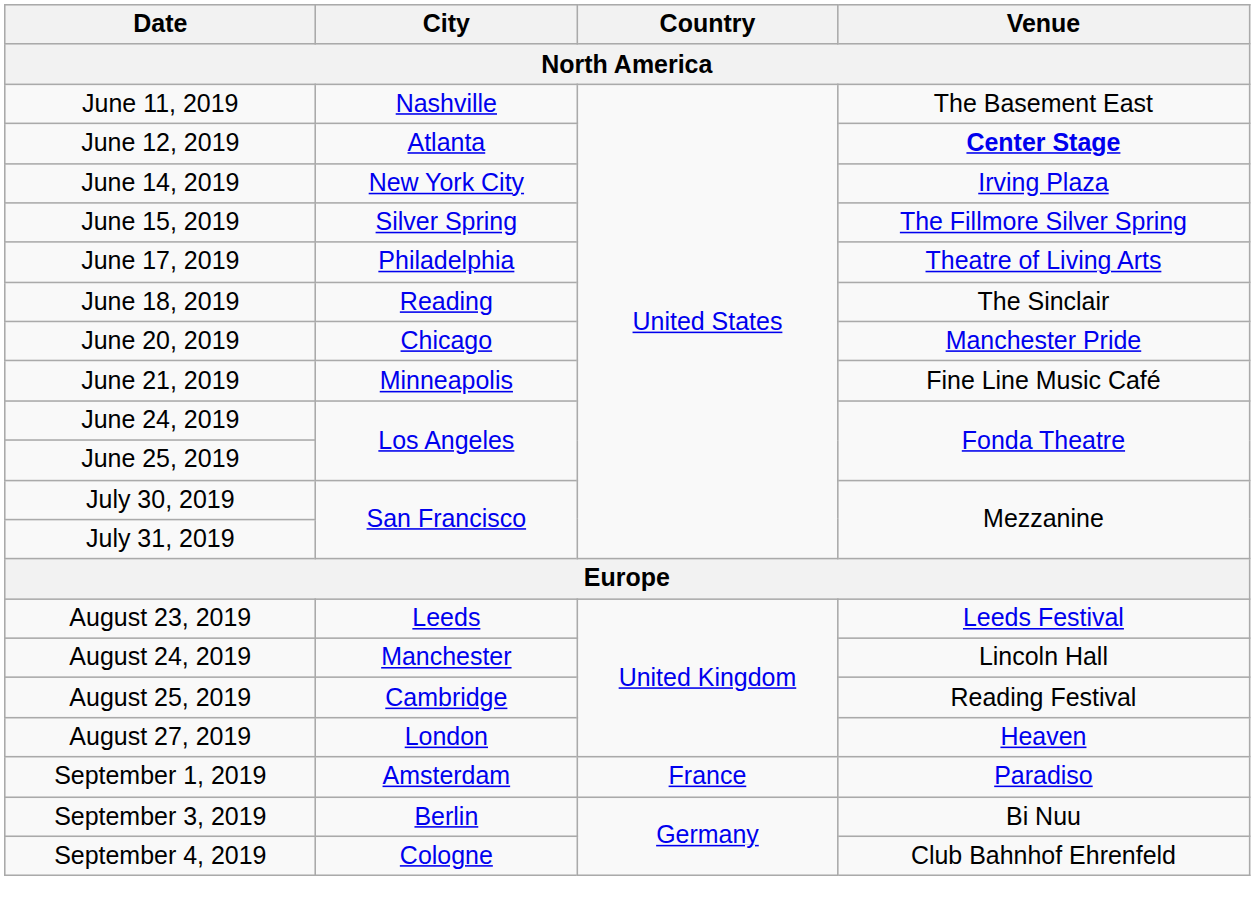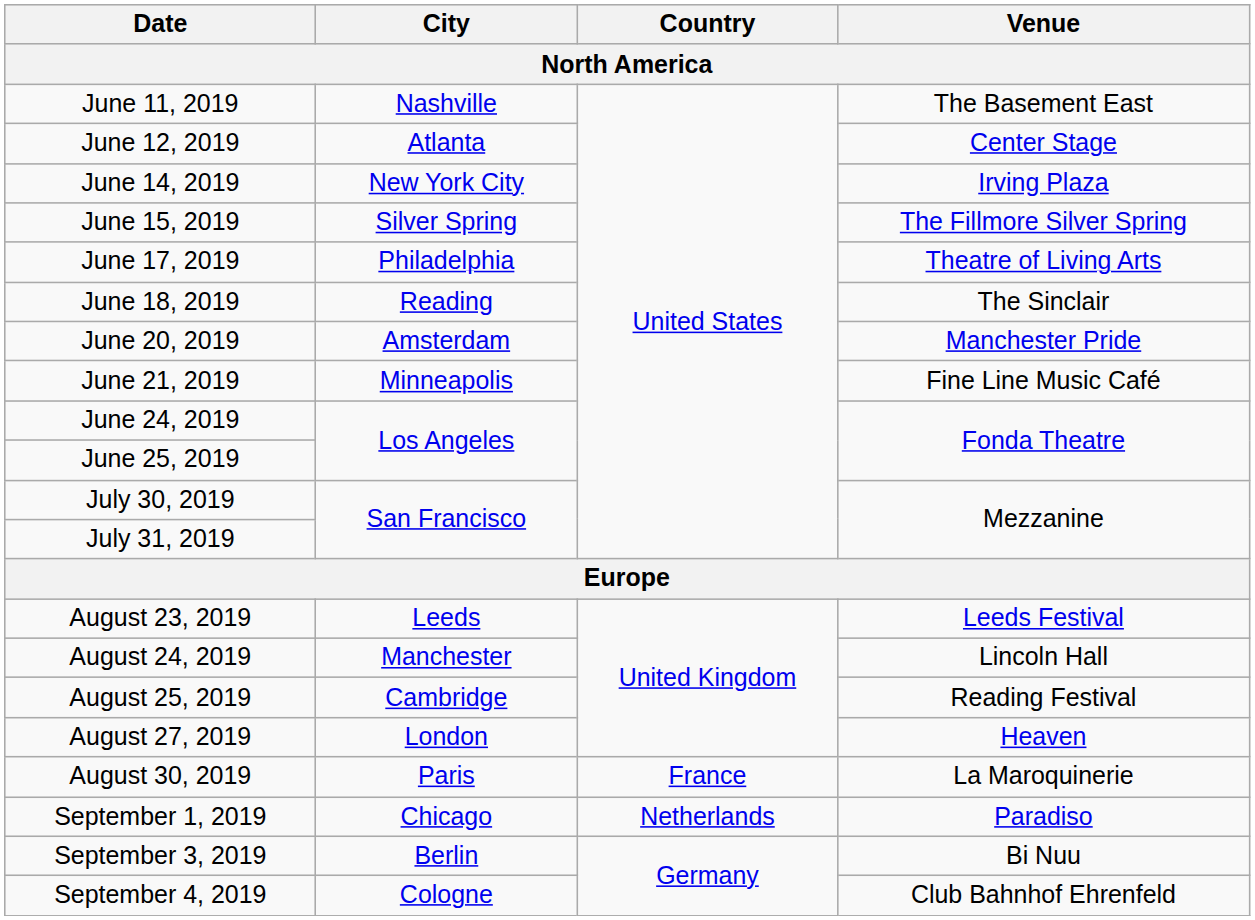(1043, 143) bold -> (1043, 143) normal
(446, 340) Chicago -> (446, 340) Amsterdam
+ row: (160, 776)
(446, 776) Amsterdam -> (446, 815) Chicago
(707, 776) France -> (707, 815) Netherlands
